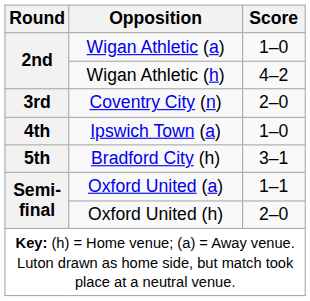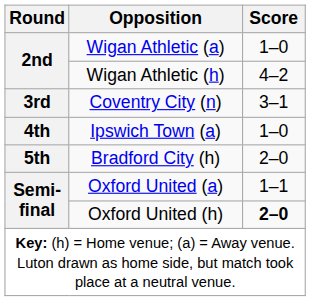(274, 102) 2–0 -> (274, 102) 3–1
(274, 158) 3–1 -> (274, 158) 2–0
(274, 214) normal -> (274, 214) bold
